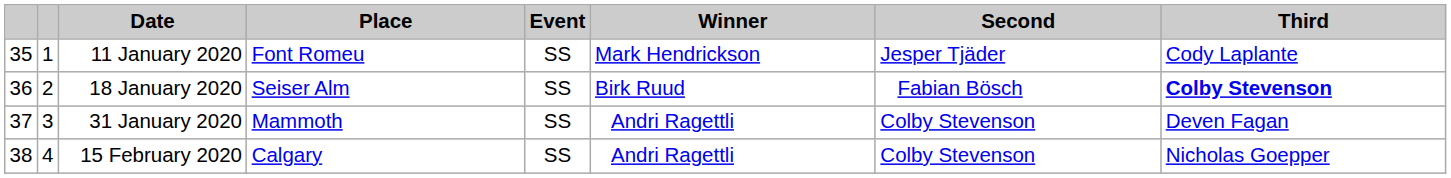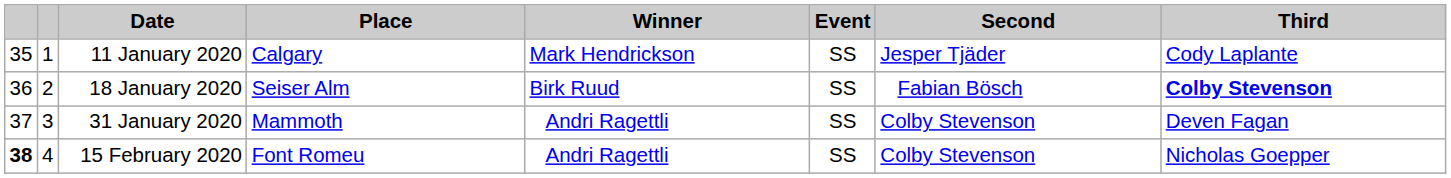columns swapped: (557, 21) <-> (733, 21)
(308, 54) Font Romeu -> (287, 54) Calgary
(21, 155) normal -> (21, 155) bold
(287, 155) Calgary -> (308, 155) Font Romeu
